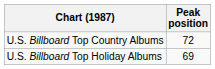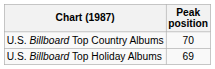(188, 40) 72 -> (188, 40) 70
